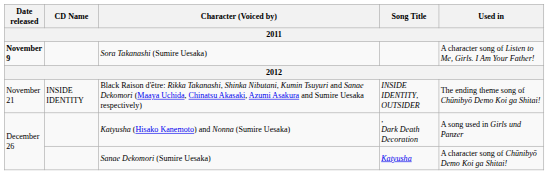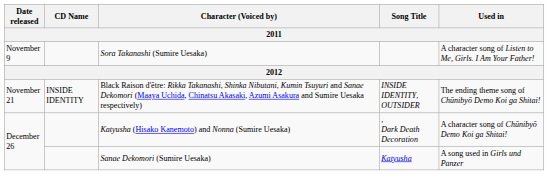(24, 53) bold -> (23, 53) normal
(481, 129) A song used in Girls und Panzer -> (489, 129) A character song of Chūnibyō Demo Koi ga Shitai!
(489, 158) A character song of Chūnibyō Demo Koi ga Shitai! -> (481, 158) A song used in Girls und Panzer
